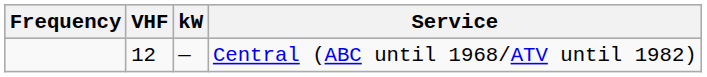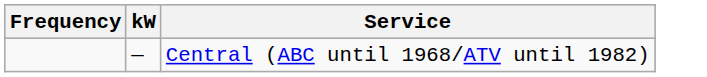- column: (150, 22)
